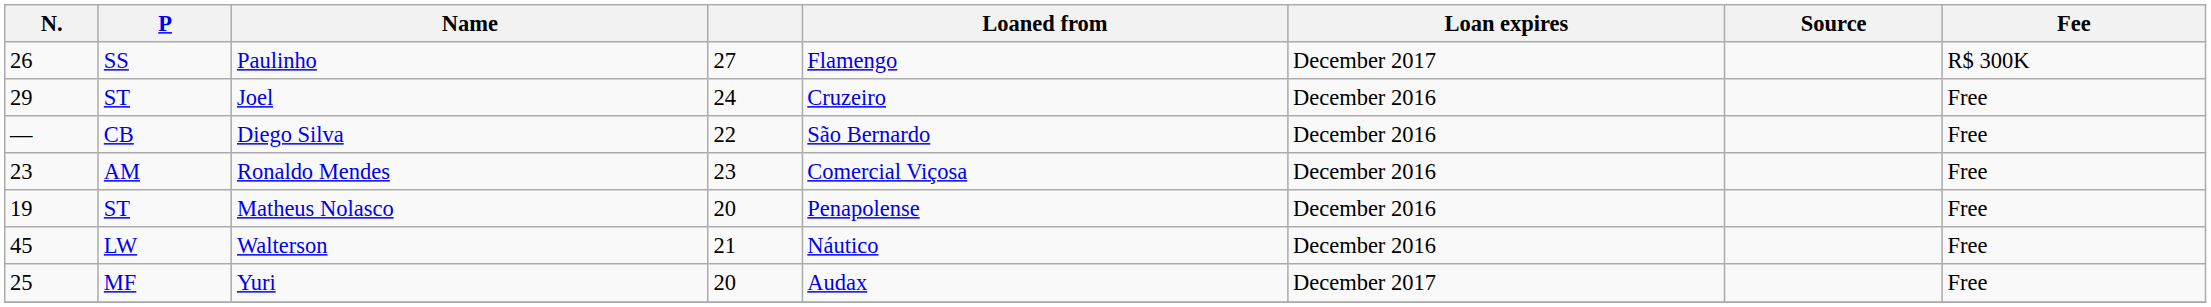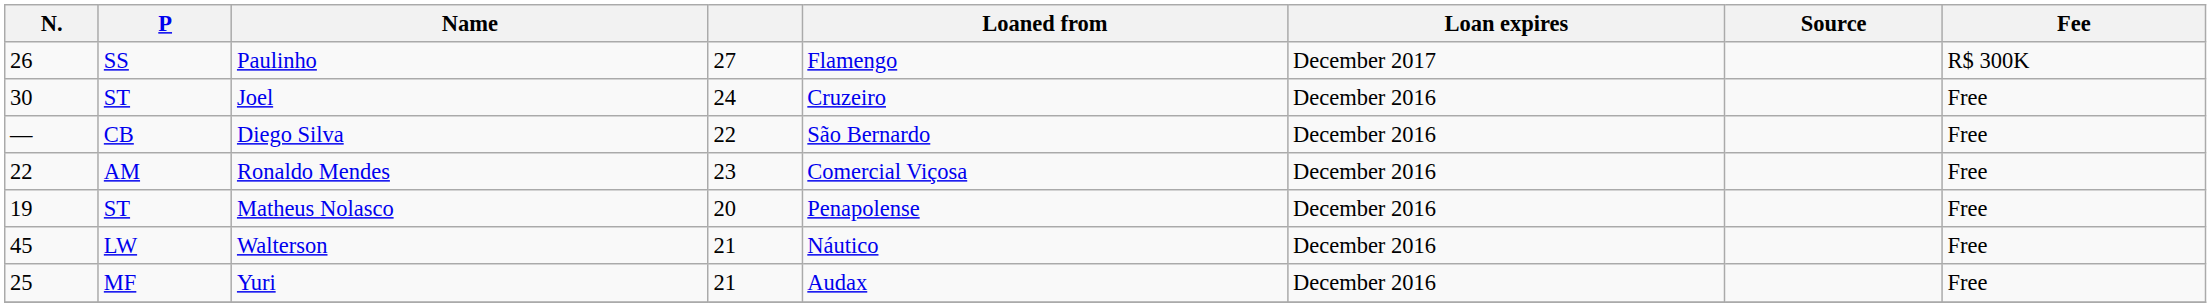(21, 97) 29 -> (21, 97) 30
(21, 171) 23 -> (21, 171) 22
(725, 282) 20 -> (725, 282) 21
(1364, 282) December 2017 -> (1364, 282) December 2016
